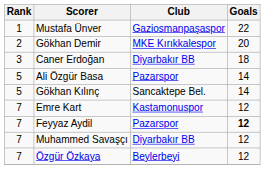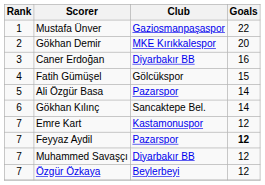(244, 60) 18 -> (244, 60) 16
+ row: (69, 76)
(19, 92) 5 -> (19, 108) 6
